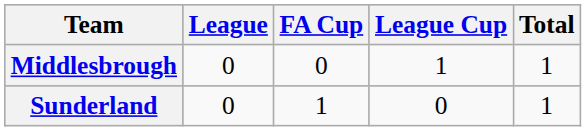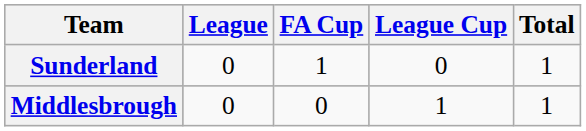rows swapped: (94, 105) <-> (94, 65)
